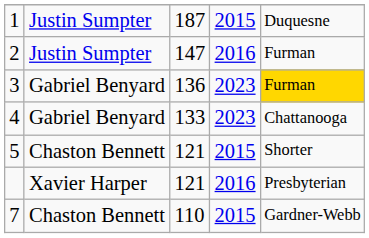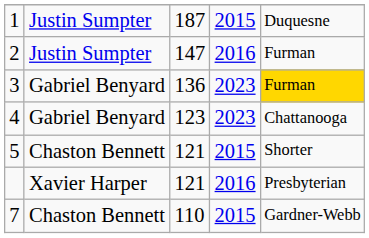(190, 118) 133 -> (190, 118) 123
